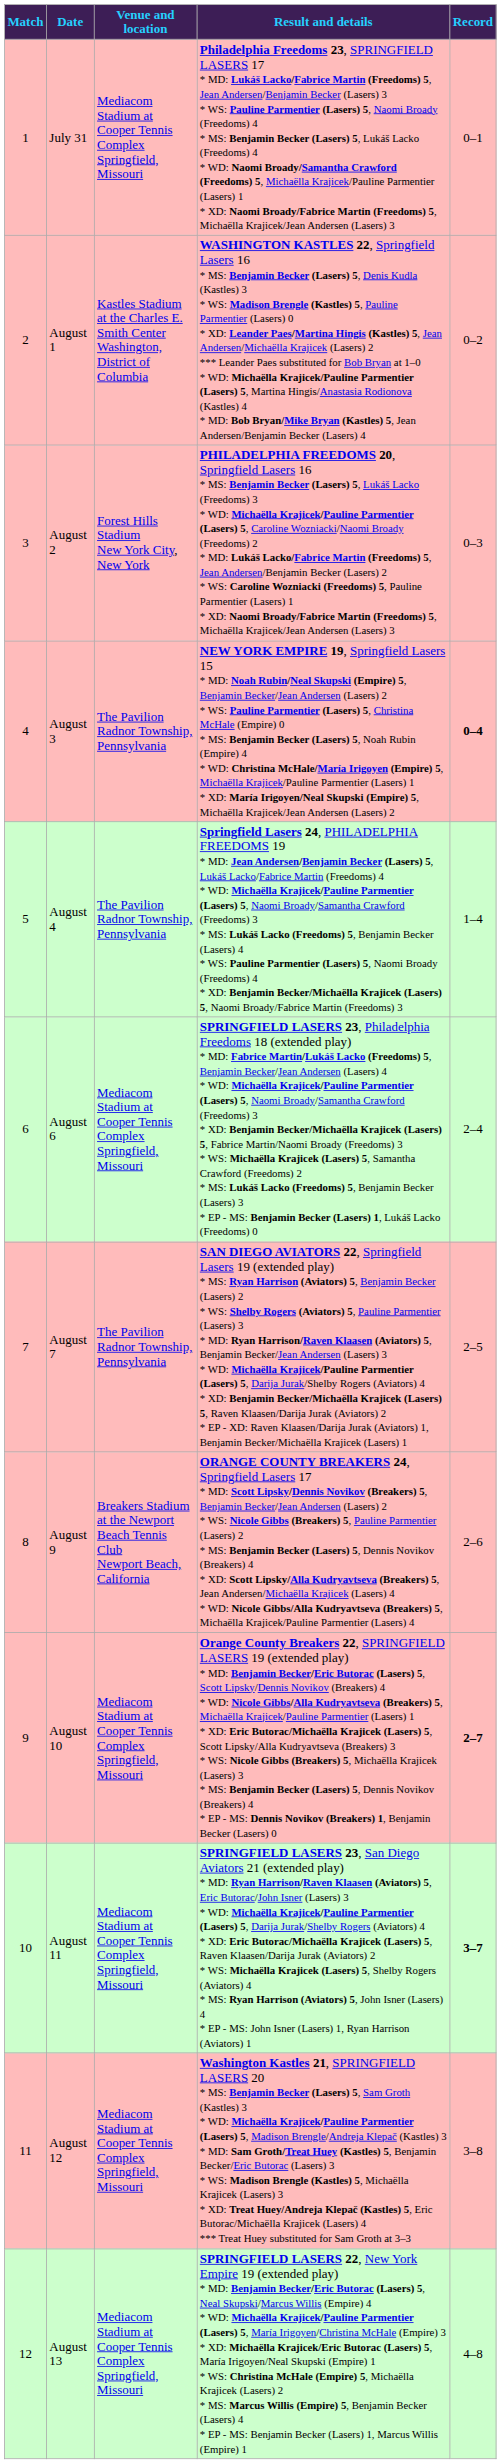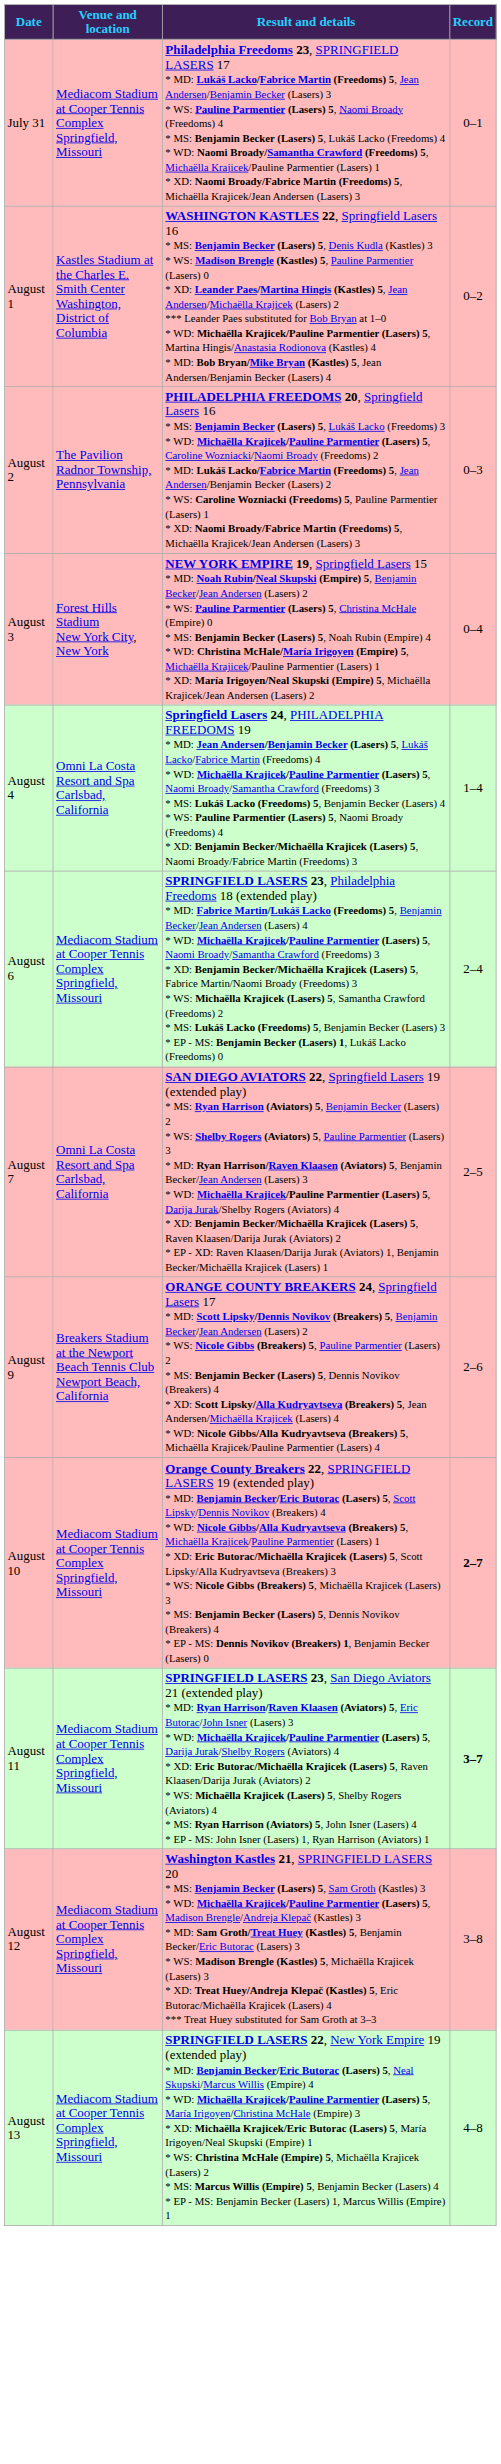- column: (25, 22)
(137, 542) Forest Hills Stadium New York City, New York -> (104, 470) The Pavilion Radnor Township, Pennsylvania
(145, 731) The Pavilion Radnor Township, Pennsylvania -> (96, 629) Forest Hills Stadium New York City, New York
(473, 731) bold -> (473, 629) normal
(145, 919) The Pavilion Radnor Township, Pennsylvania -> (96, 788) Omni La Costa Resort and Spa Carlsbad, California
(145, 1346) The Pavilion Radnor Township, Pennsylvania -> (96, 1171) Omni La Costa Resort and Spa Carlsbad, California
